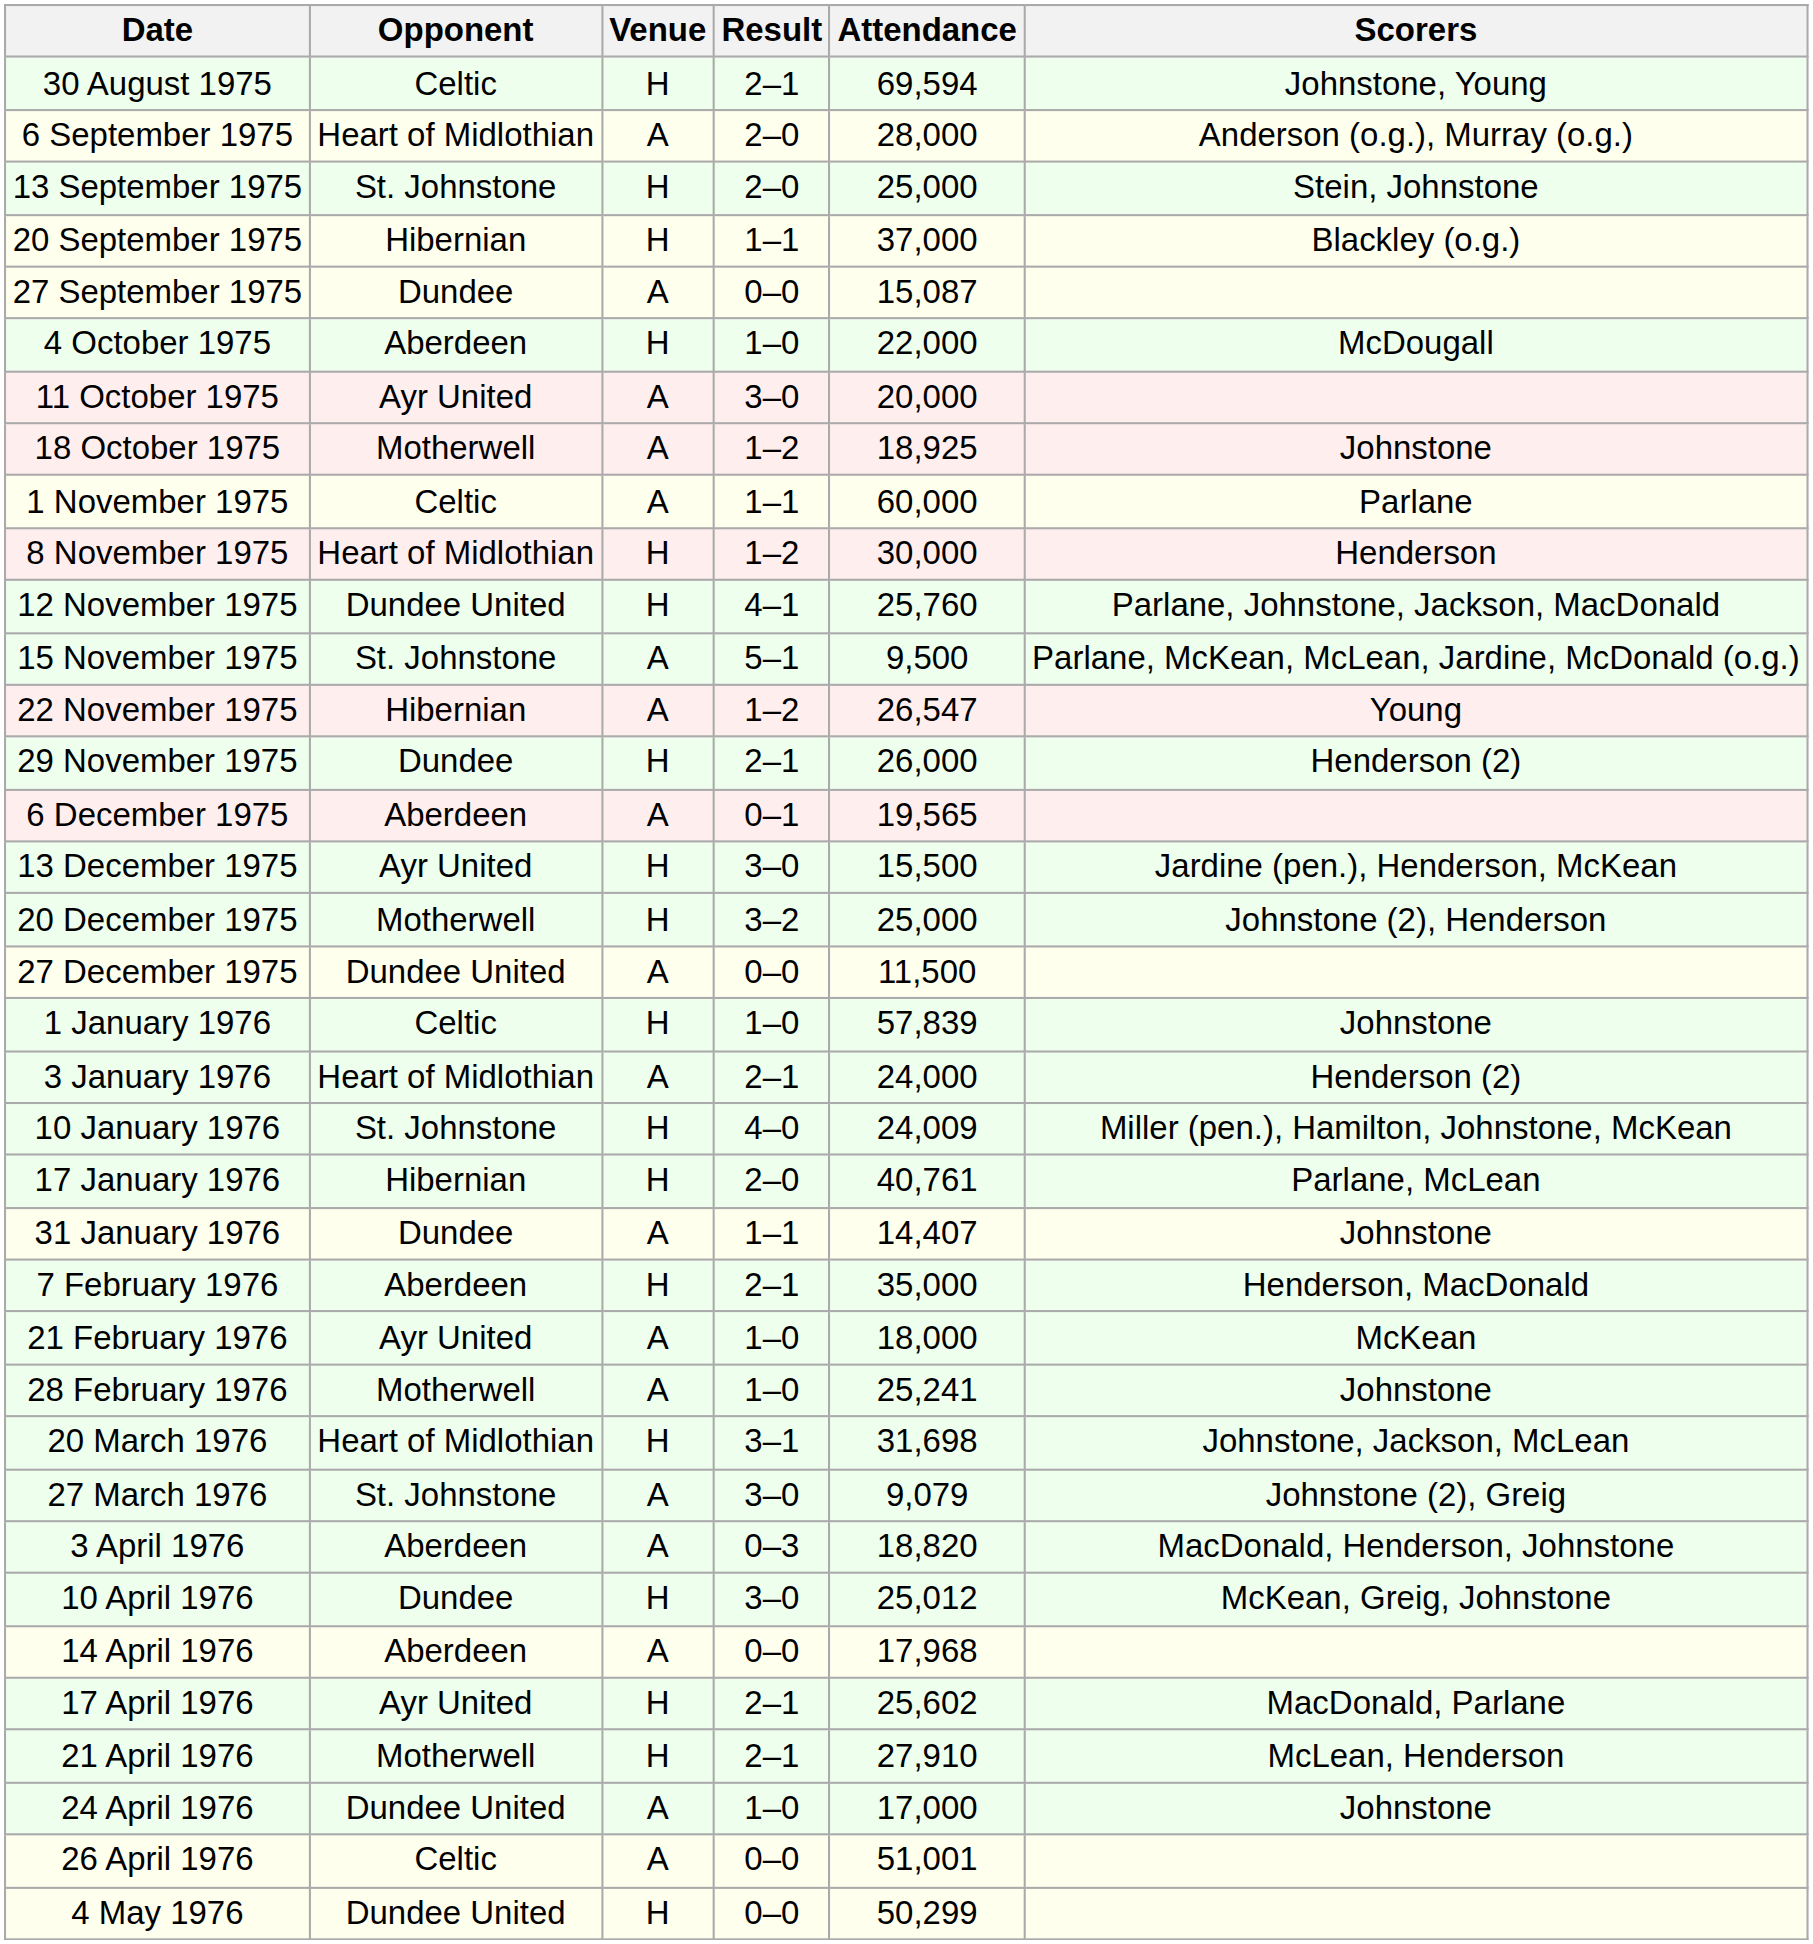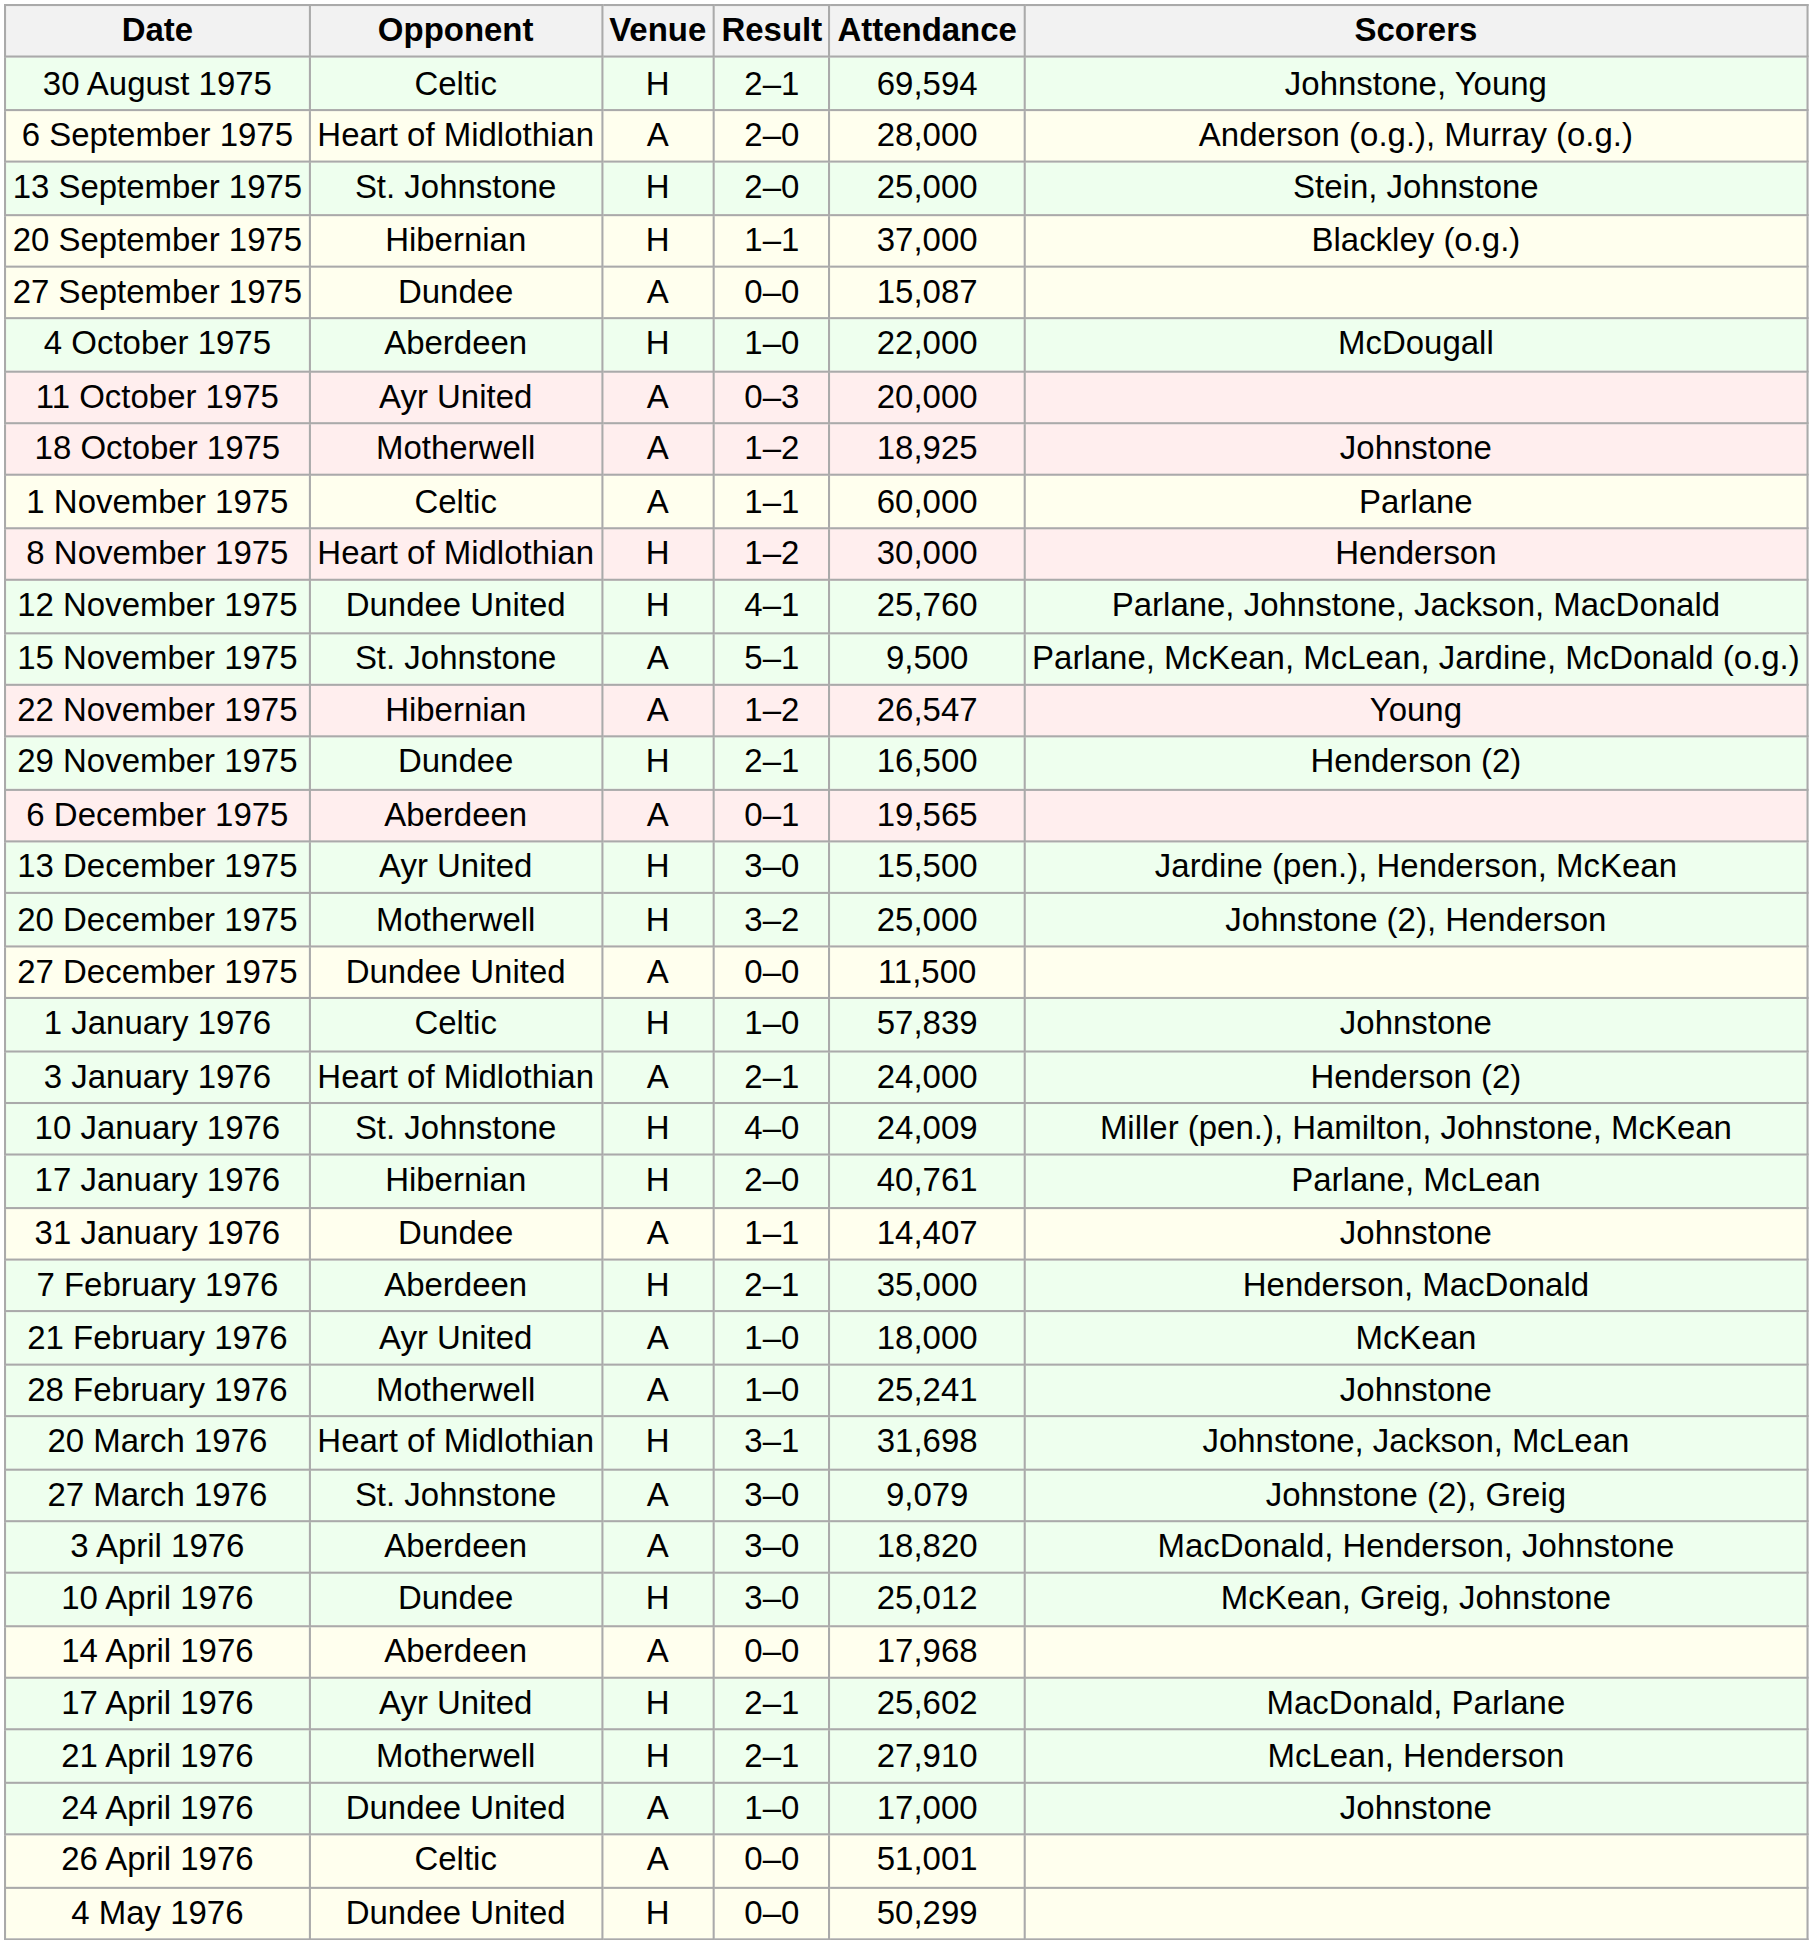(772, 396) 3–0 -> (772, 396) 0–3
(927, 762) 26,000 -> (927, 762) 16,500
(772, 1546) 0–3 -> (772, 1546) 3–0
